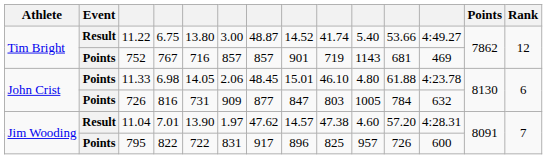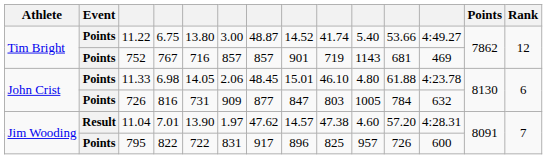(99, 36) Result -> (99, 36) Points
